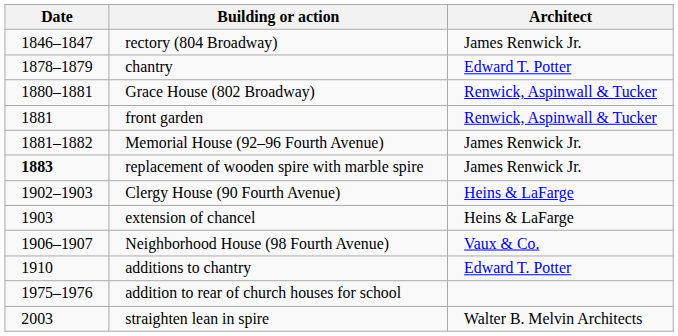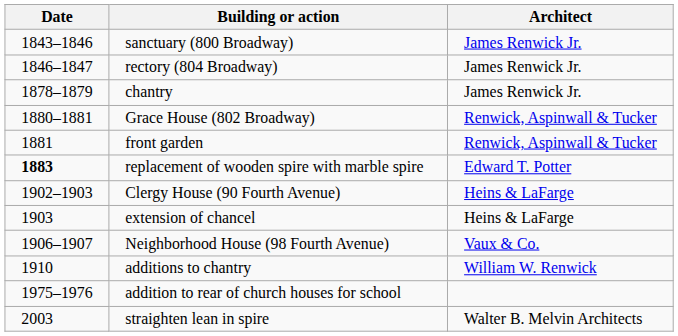+ row: (209, 42)
(518, 67) Edward T. Potter -> (523, 92) James Renwick Jr.
- row: (254, 142)
(523, 167) James Renwick Jr. -> (518, 167) Edward T. Potter
(518, 268) Edward T. Potter -> (530, 268) William W. Renwick
